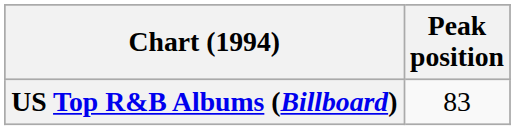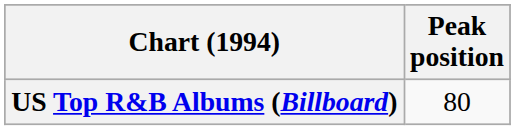(457, 101) 83 -> (457, 101) 80
